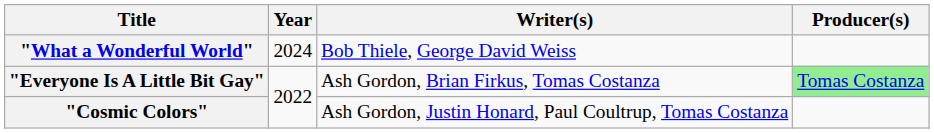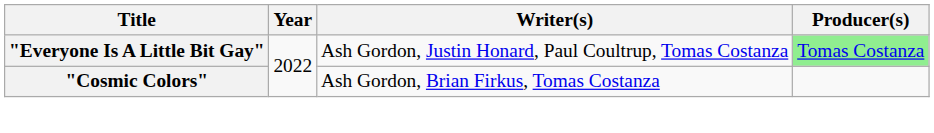- row: (137, 50)
(490, 81) Ash Gordon, Brian Firkus, Tomas Costanza -> (555, 50) Ash Gordon, Justin Honard, Paul Coultrup, Tomas Costanza
(555, 111) Ash Gordon, Justin Honard, Paul Coultrup, Tomas Costanza -> (490, 81) Ash Gordon, Brian Firkus, Tomas Costanza
